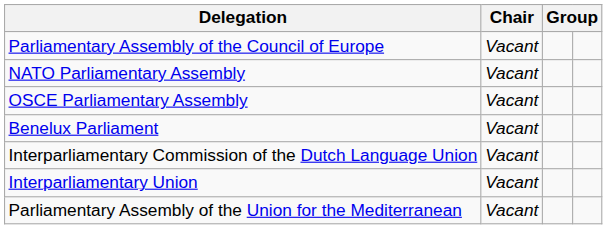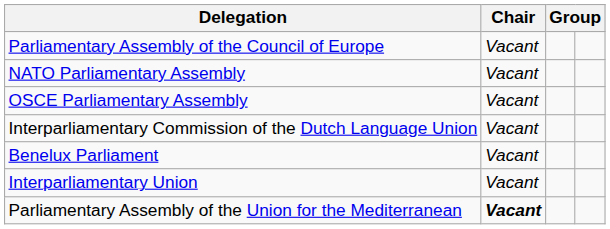rows swapped: (83, 127) <-> (243, 155)
(512, 210) normal -> (513, 210) bold
